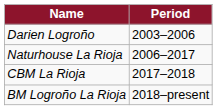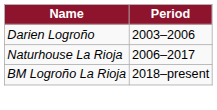- row: (46, 74)
